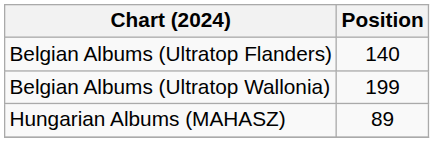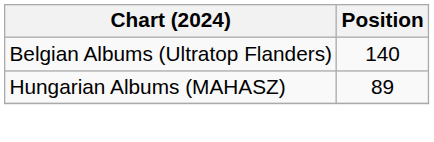- row: (170, 86)
